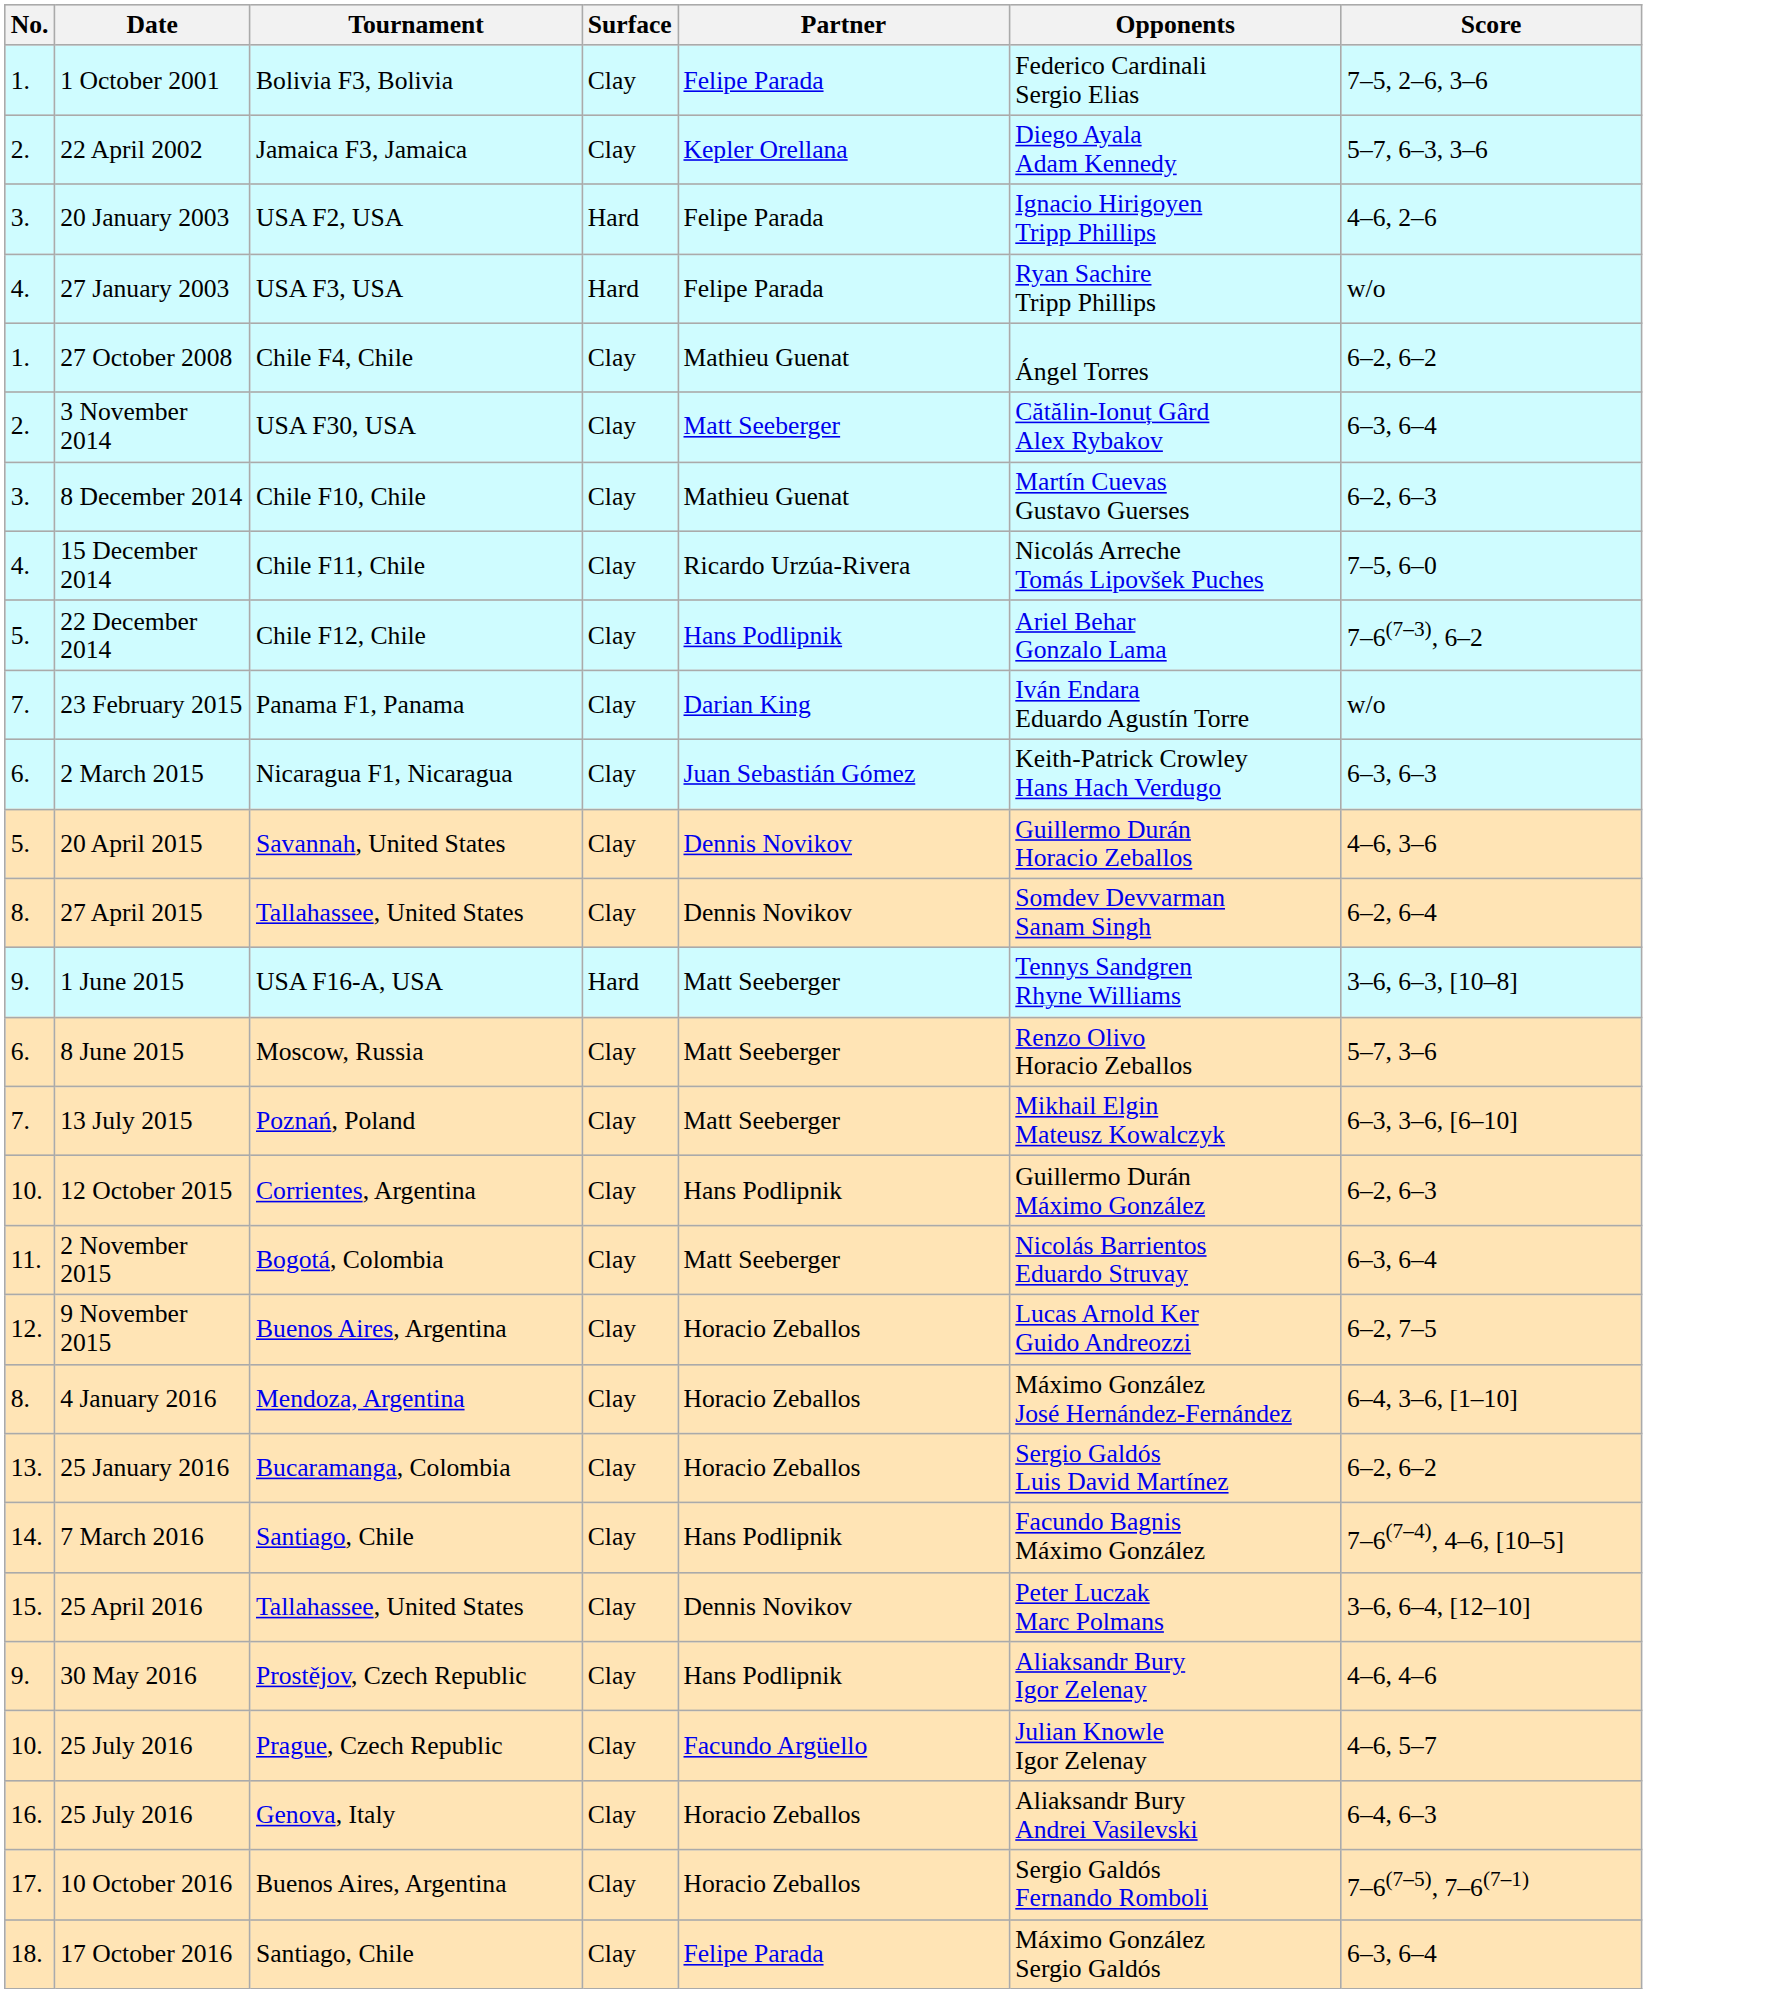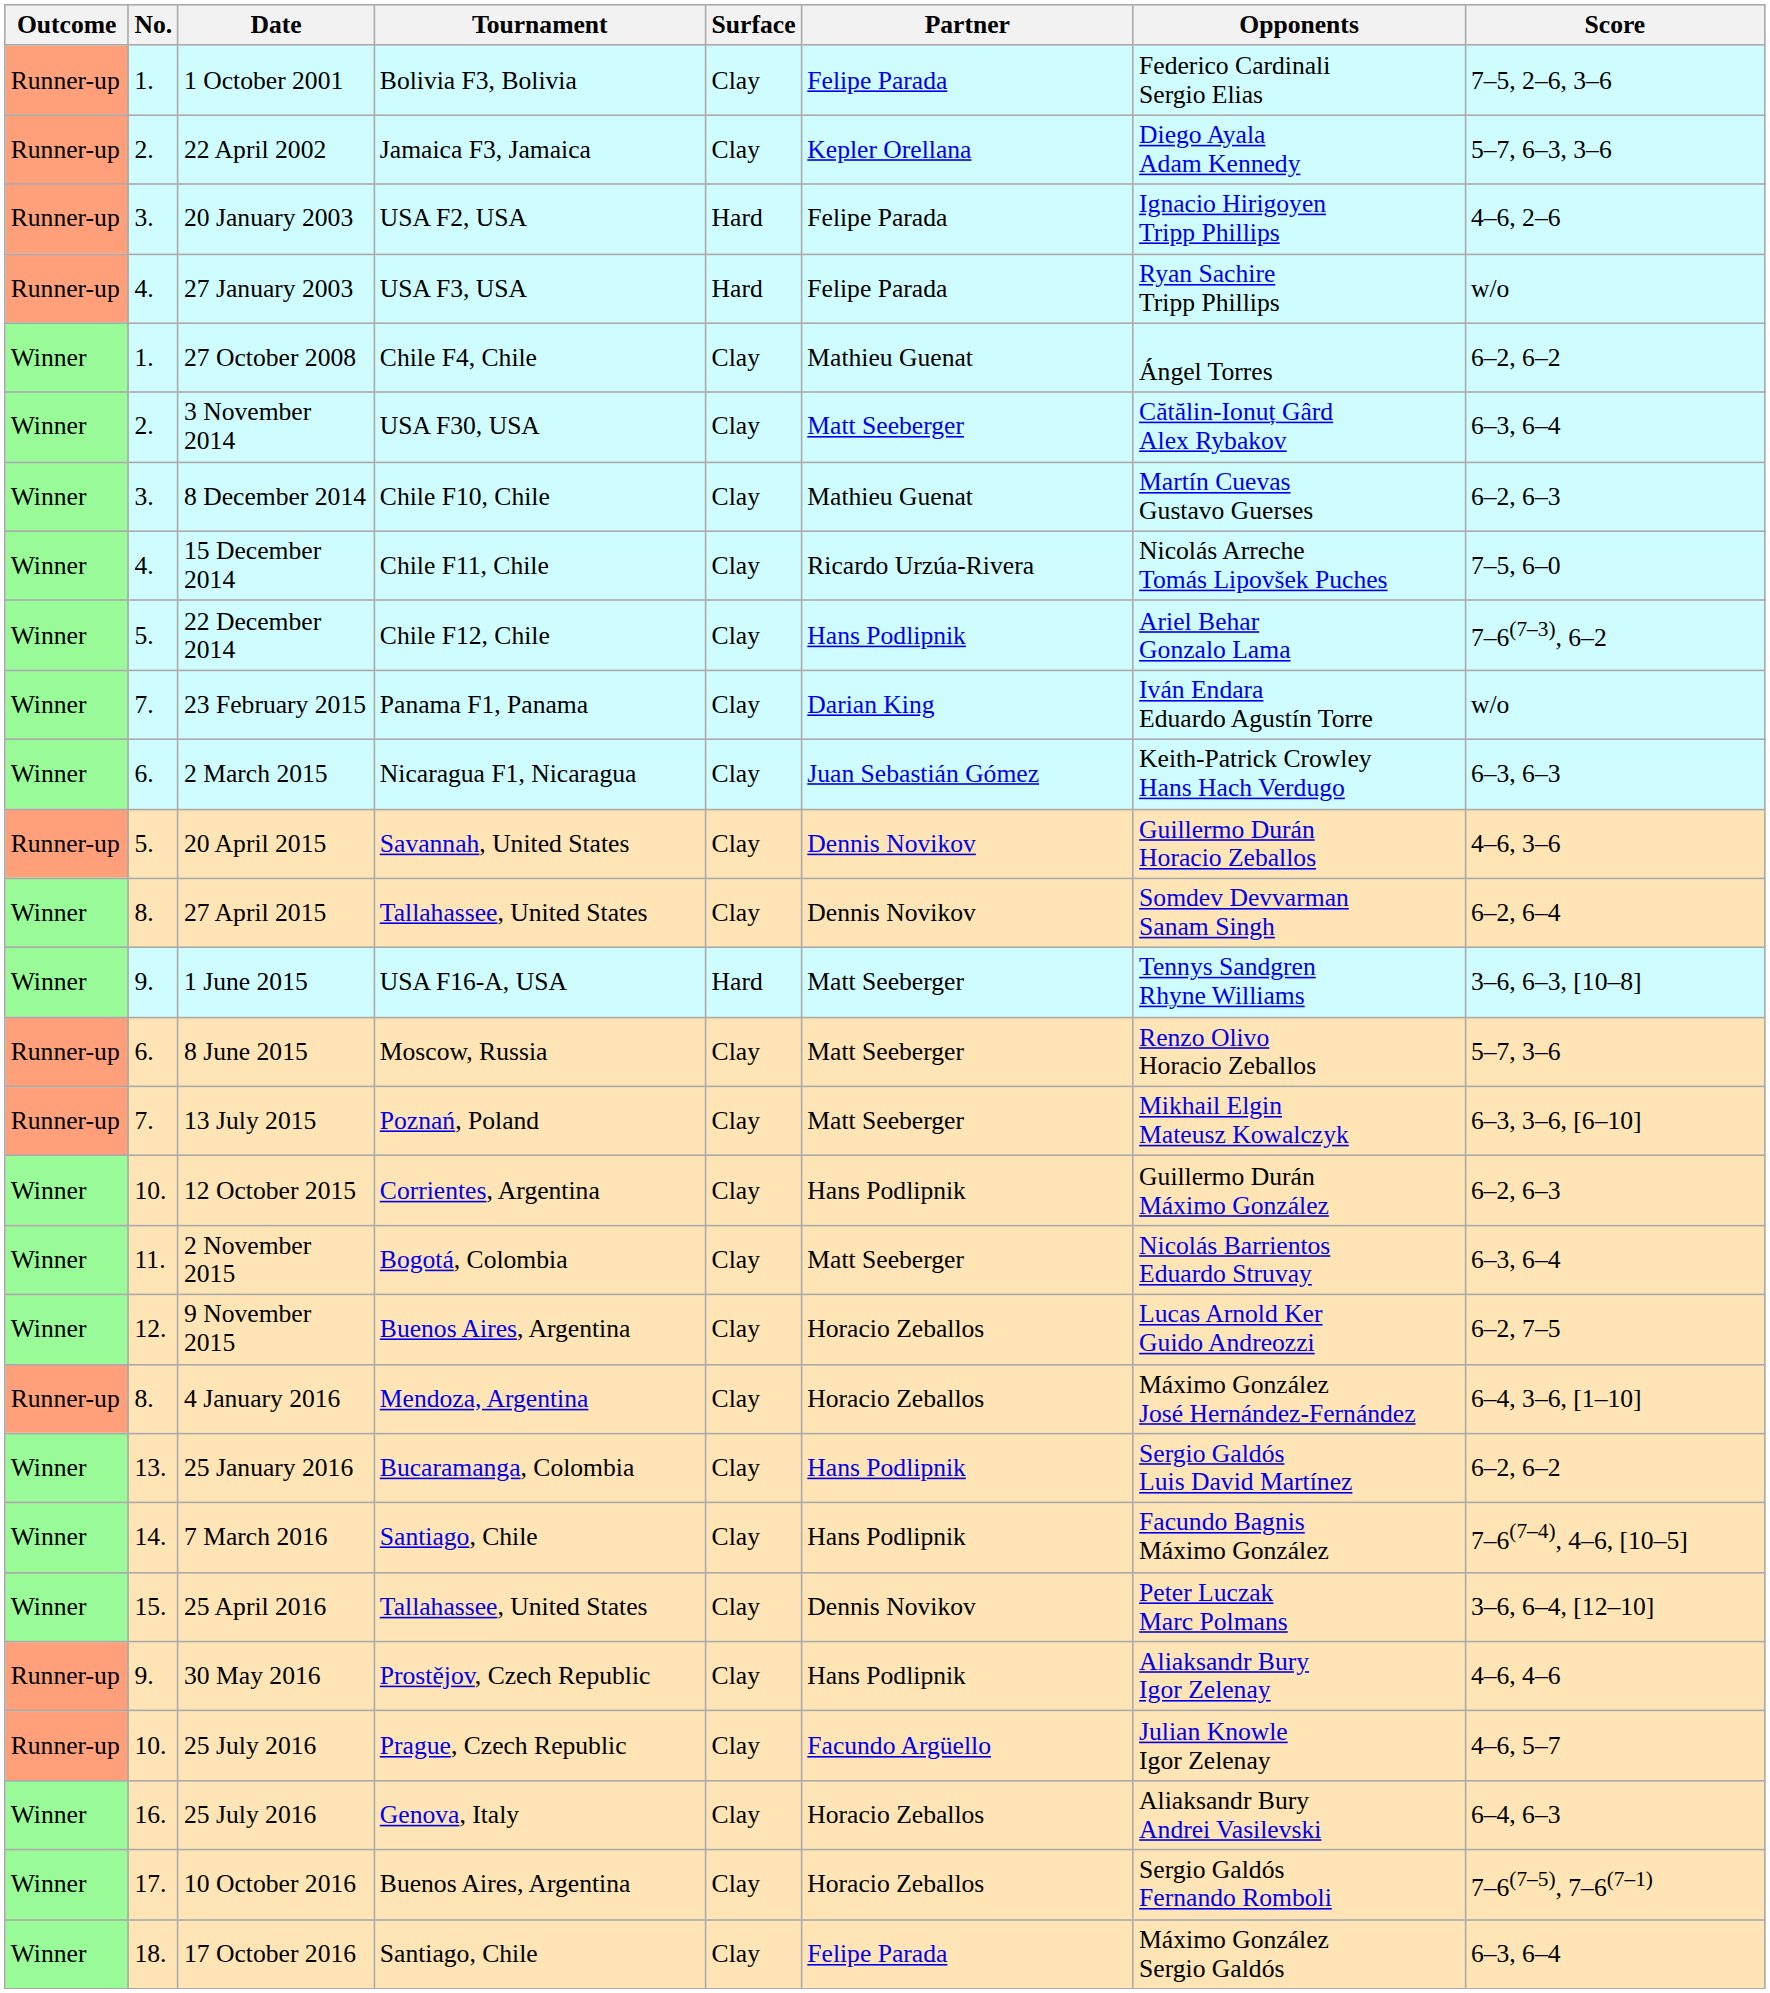+ column: (67, 24)
(772, 1467) Horacio Zeballos -> (887, 1467) Hans Podlipnik
